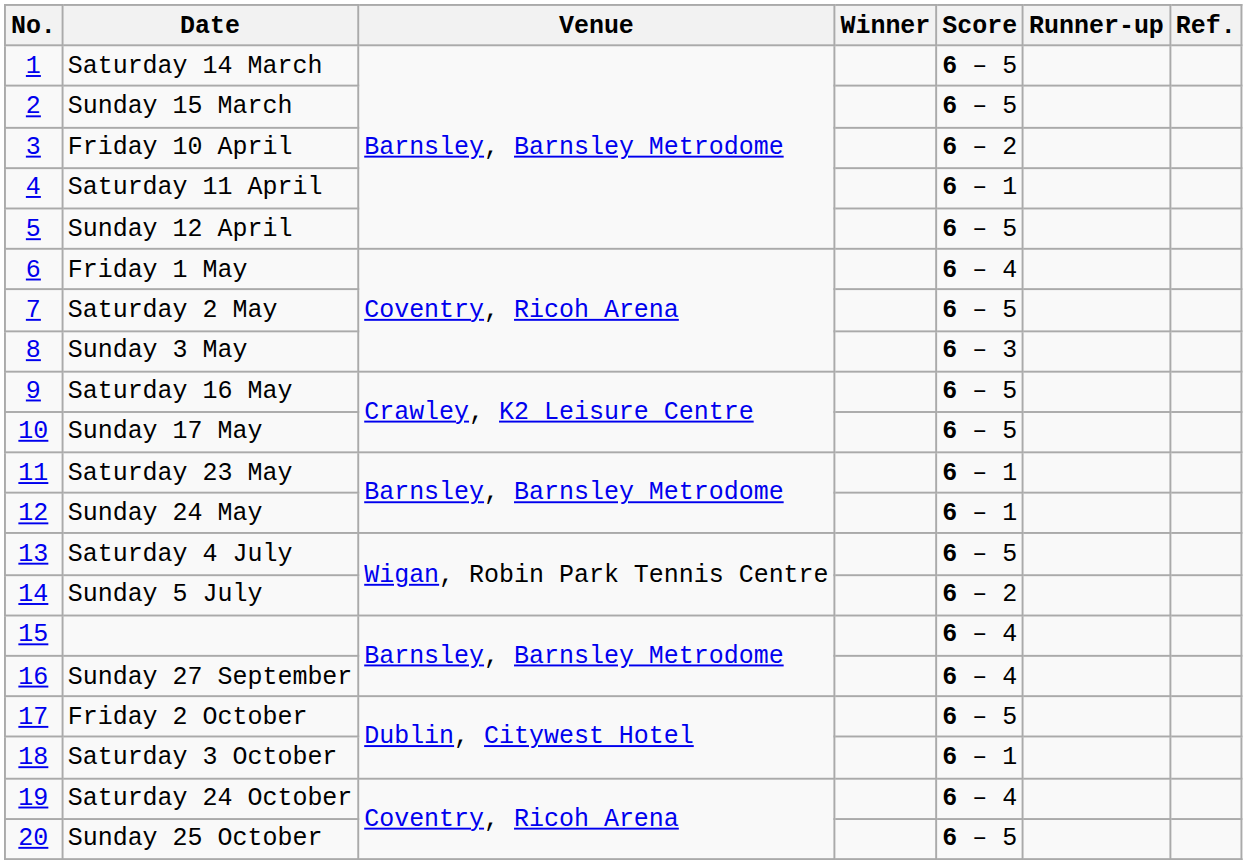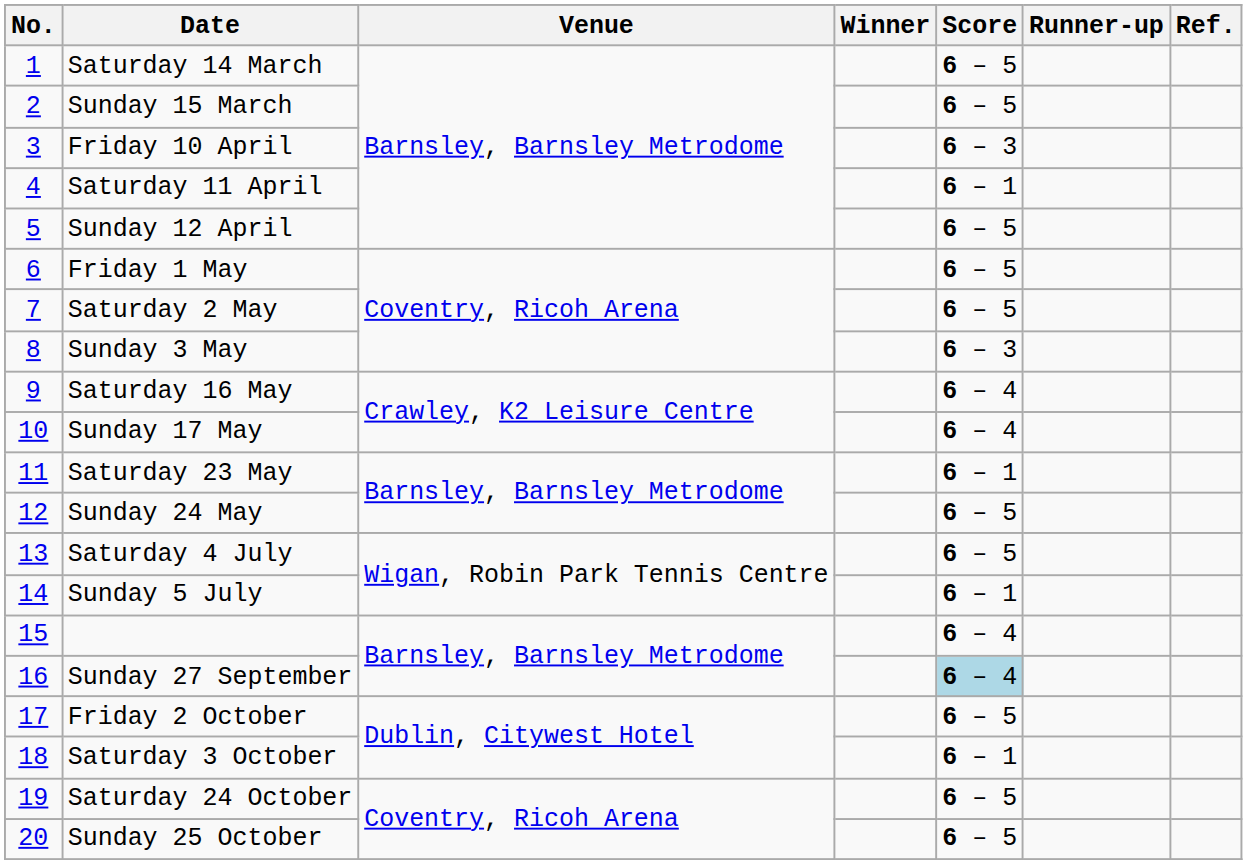(980, 147) 6 – 2 -> (980, 147) 6 – 3
(980, 269) 6 – 4 -> (980, 269) 6 – 5
(980, 391) 6 – 5 -> (980, 391) 6 – 4
(980, 432) 6 – 5 -> (980, 432) 6 – 4
(980, 513) 6 – 1 -> (980, 513) 6 – 5
(980, 595) 6 – 2 -> (980, 595) 6 – 1
(980, 676) no background -> (980, 676) lightblue background
(980, 798) 6 – 4 -> (980, 798) 6 – 5
